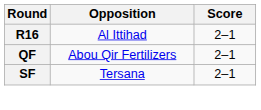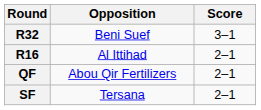+ row: (27, 34)
